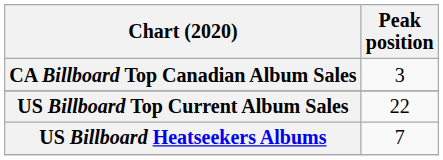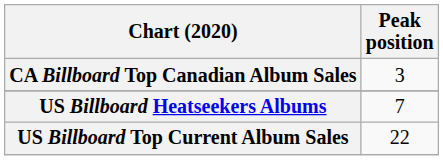rows swapped: (183, 106) <-> (183, 138)
